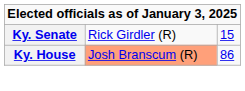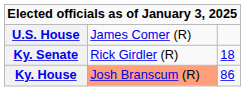+ row: (46, 34)
(227, 34) 15 -> (227, 55) 18
